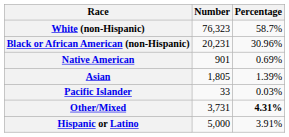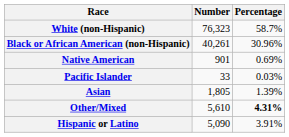(216, 44) 20,231 -> (216, 44) 40,261
rows swapped: (98, 76) <-> (98, 92)
(219, 108) 3,731 -> (219, 108) 5,610
(219, 124) 5,000 -> (219, 124) 5,090
